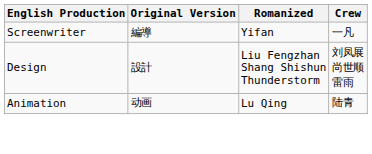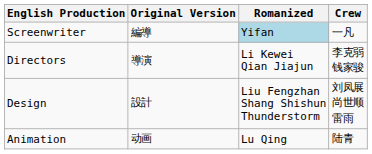(257, 32) no background -> (257, 32) lightblue background
+ row: (37, 60)
